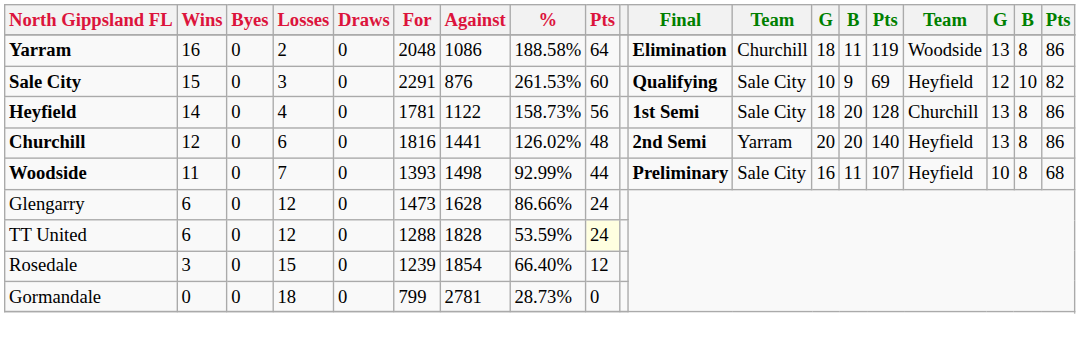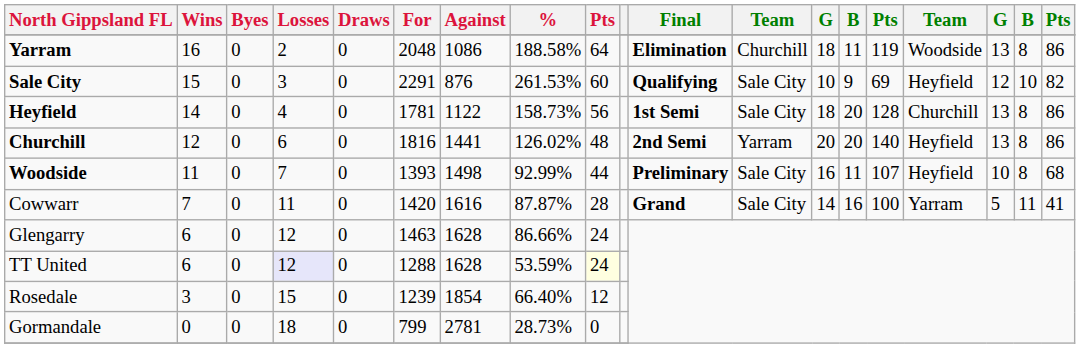+ row: (44, 203)
(417, 203) 1473 -> (417, 234) 1463
(287, 234) no background -> (287, 265) lavender background
(463, 234) 1828 -> (463, 265) 1628
